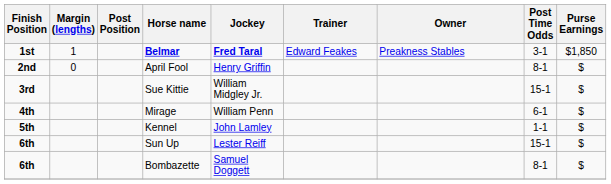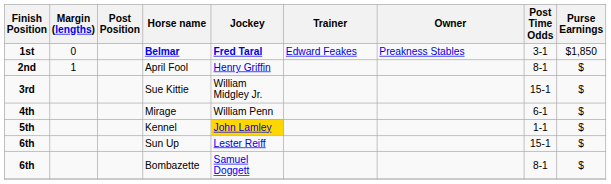(73, 52) 1 -> (73, 52) 0
(73, 68) 0 -> (73, 68) 1
(243, 128) no background -> (243, 128) gold background
